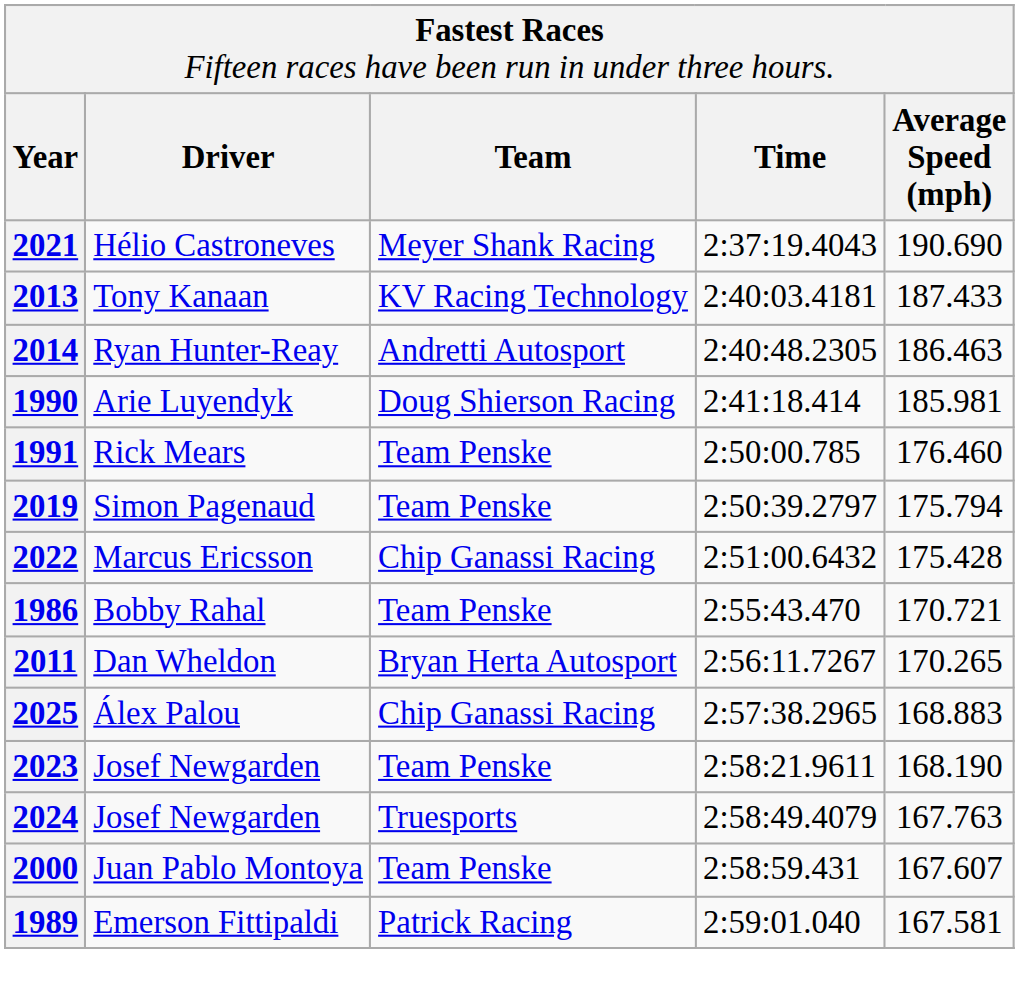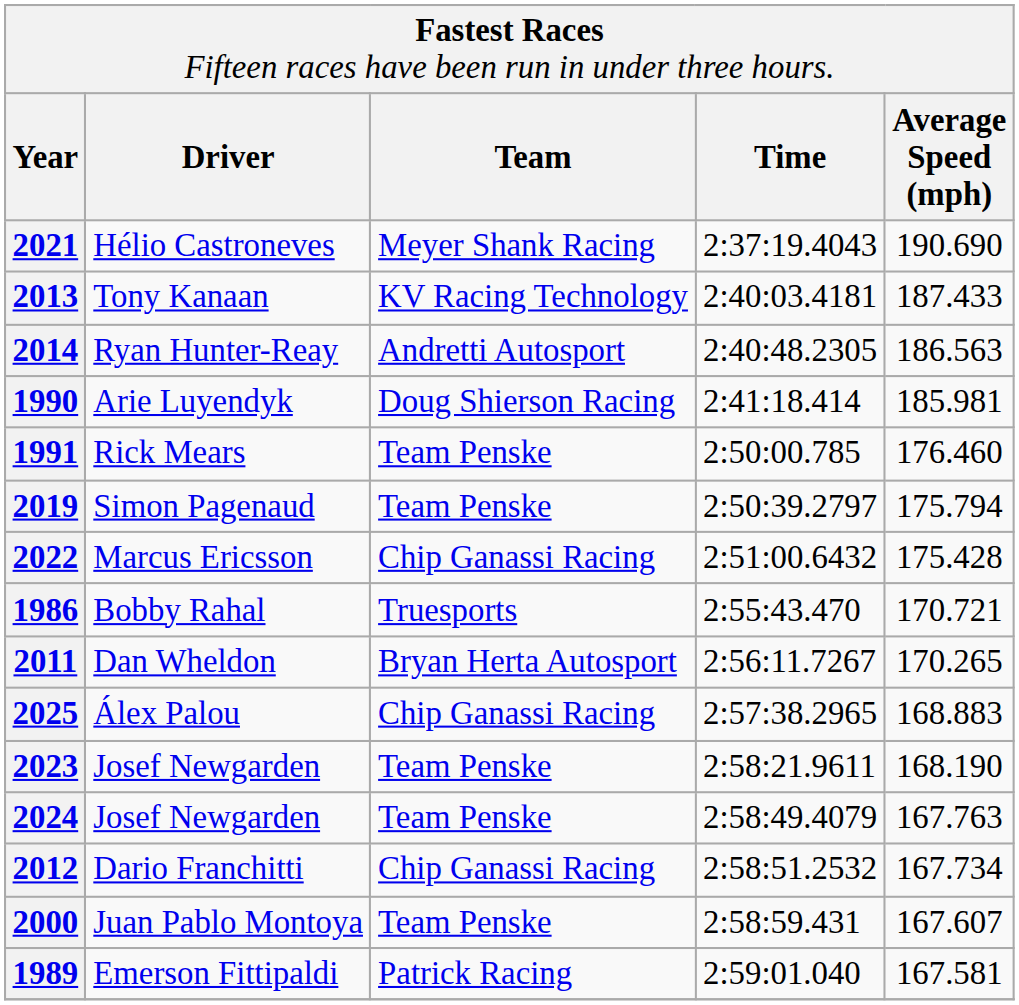(949, 349) 186.463 -> (949, 349) 186.563
(465, 609) Team Penske -> (448, 609) Truesports
(448, 817) Truesports -> (465, 817) Team Penske
+ row: (45, 869)
